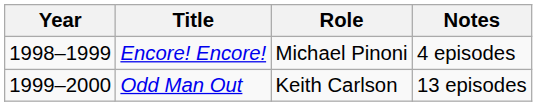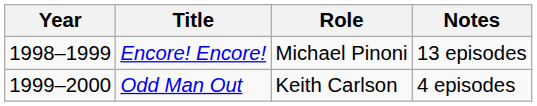(466, 52) 4 episodes -> (472, 52) 13 episodes
(472, 85) 13 episodes -> (466, 85) 4 episodes
